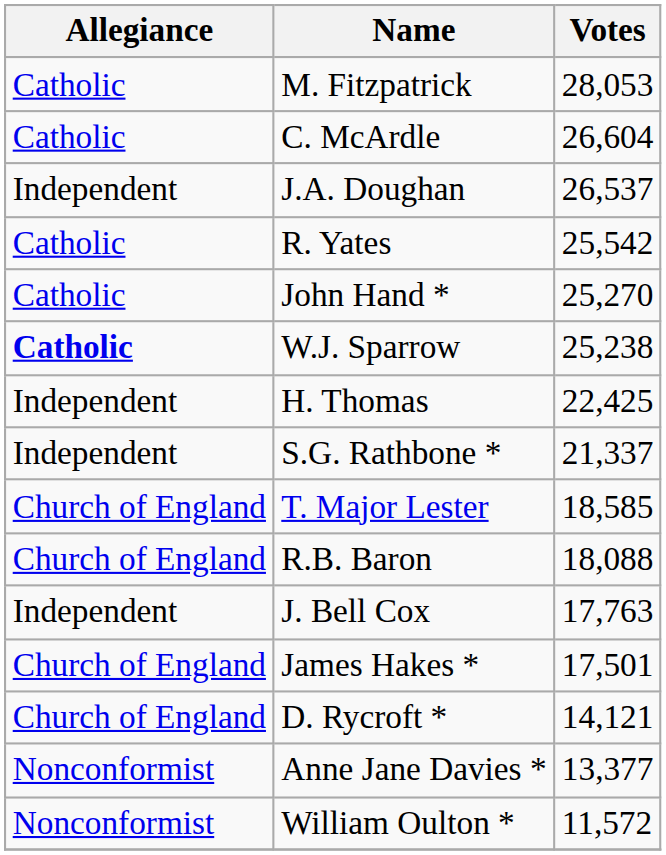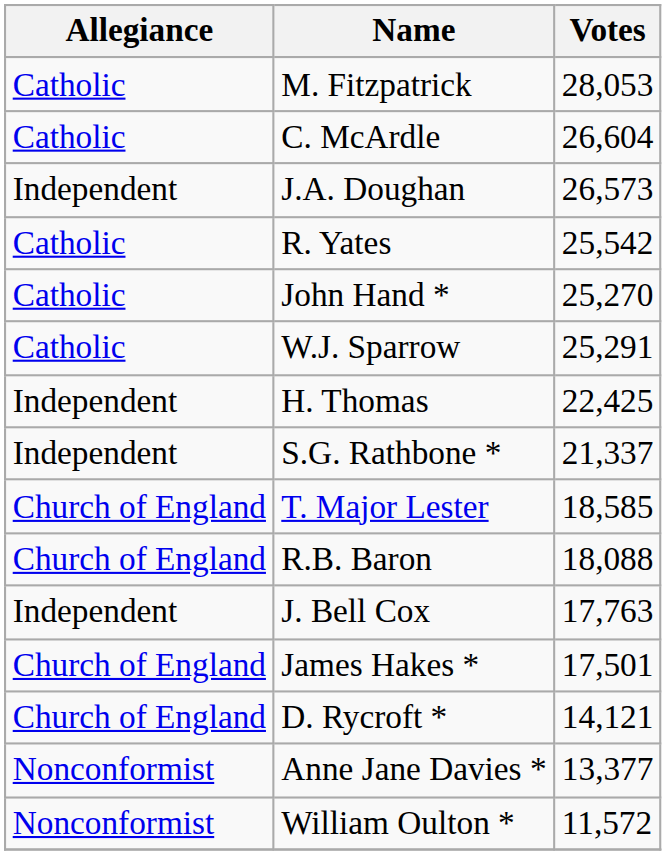(608, 189) 26,537 -> (608, 189) 26,573
(73, 347) bold -> (69, 347) normal
(608, 347) 25,238 -> (608, 347) 25,291
